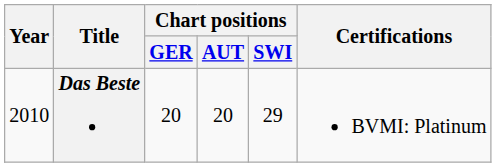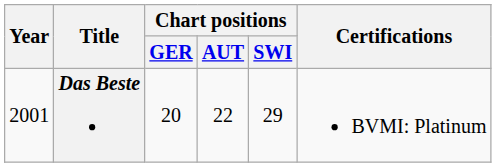(29, 115) 2010 -> (29, 115) 2001
(223, 115) 20 -> (223, 115) 22
